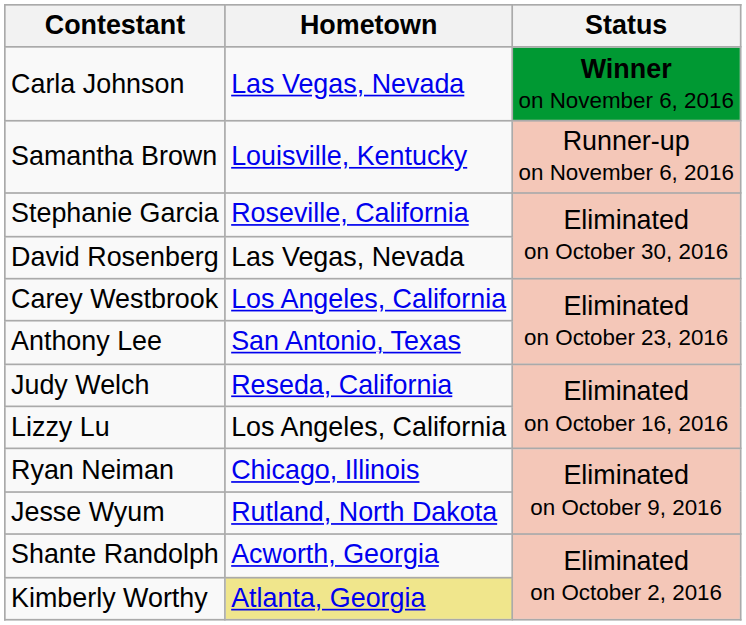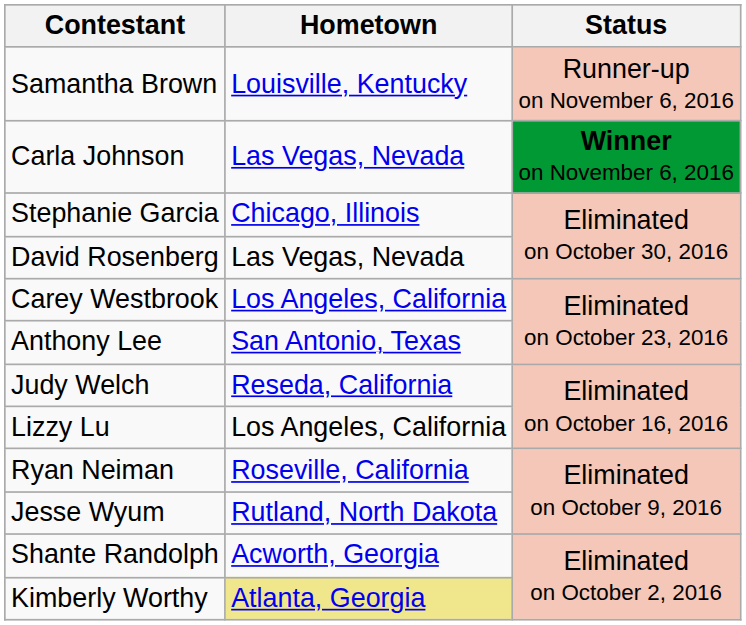rows swapped: (98, 83) <-> (114, 156)
(350, 214) Roseville, California -> (325, 214) Chicago, Illinois
(325, 469) Chicago, Illinois -> (350, 469) Roseville, California
